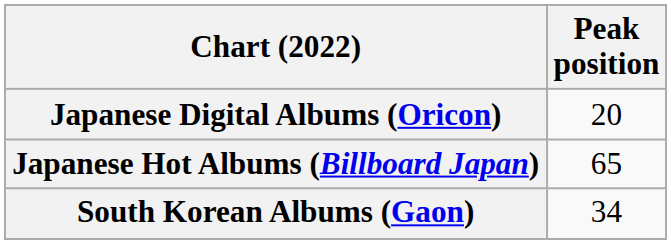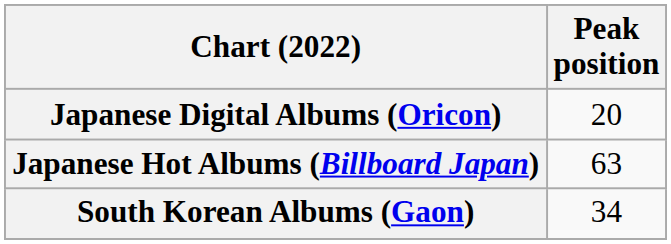(606, 163) 65 -> (606, 163) 63
